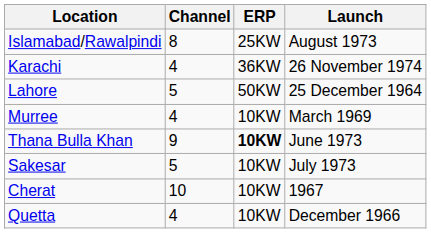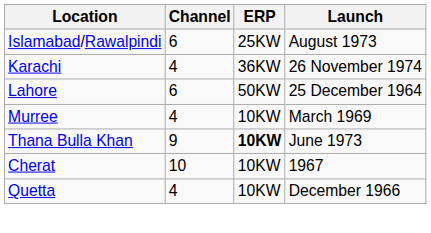(173, 41) 8 -> (173, 41) 6
(173, 91) 5 -> (173, 91) 6
- row: (37, 166)
